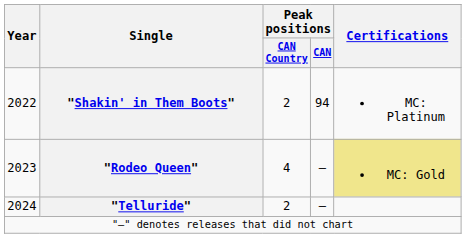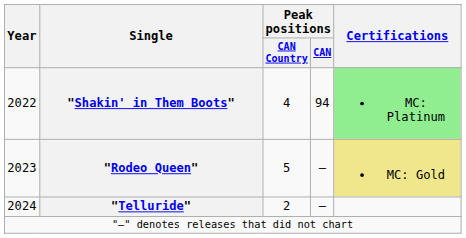(287, 103) 2 -> (287, 103) 4
(397, 110) no background -> (397, 110) lightgreen background
(287, 168) 4 -> (287, 168) 5
